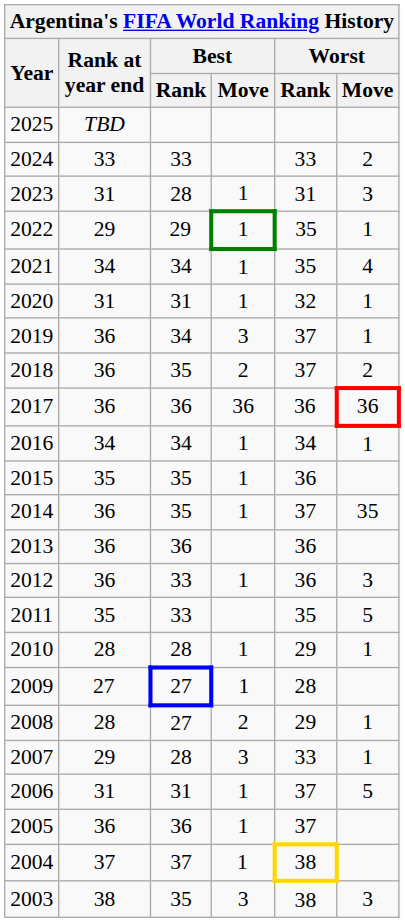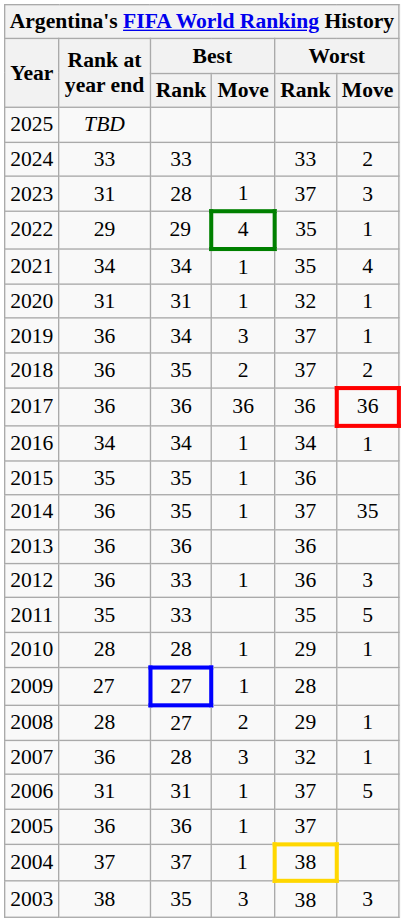(305, 193) 31 -> (305, 193) 37
(243, 229) 1 -> (243, 229) 4
(105, 757) 29 -> (105, 757) 36
(305, 757) 33 -> (305, 757) 32
